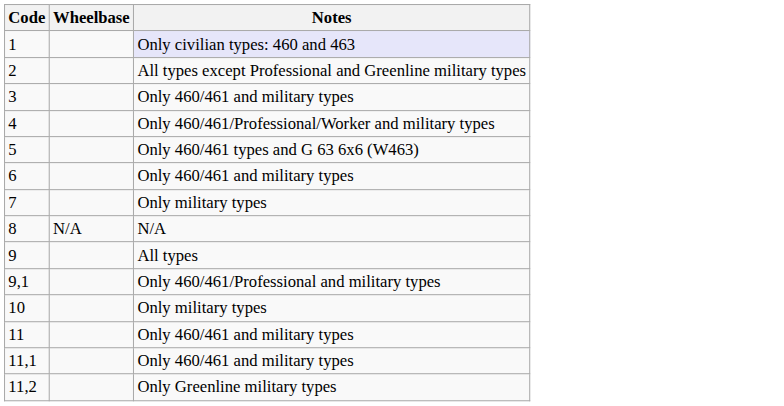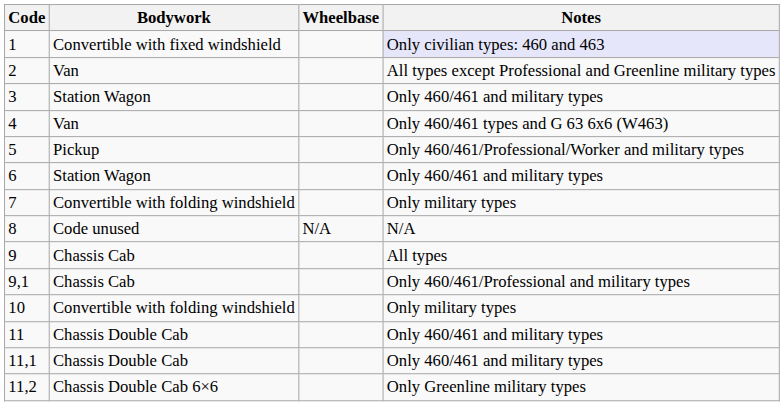+ column: (174, 17)
(316, 123) Only 460/461/Professional/Worker and military types -> (528, 123) Only 460/461 types and G 63 6x6 (W463)
(278, 149) Only 460/461 types and G 63 6x6 (W463) -> (565, 149) Only 460/461/Professional/Worker and military types
